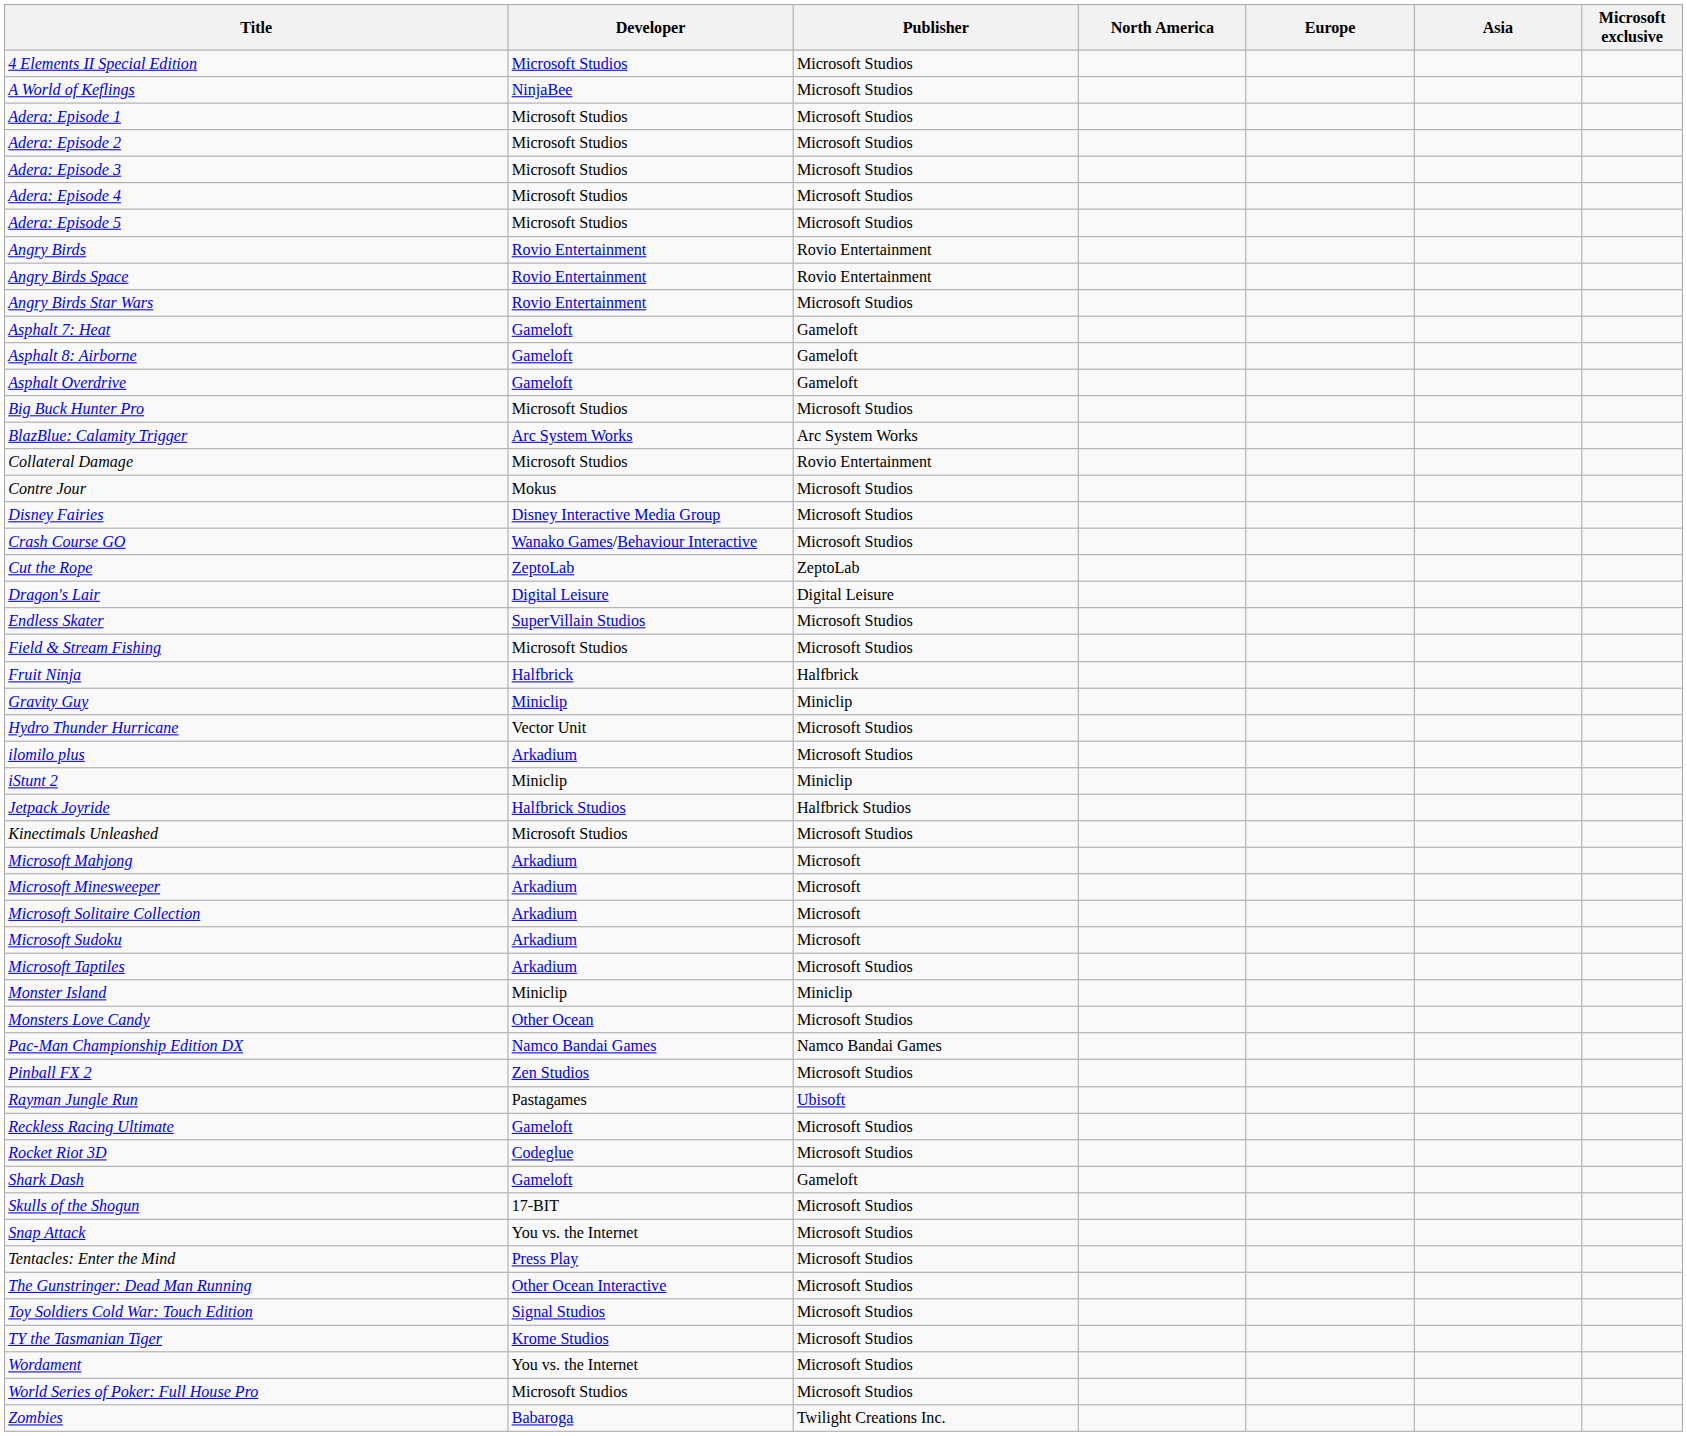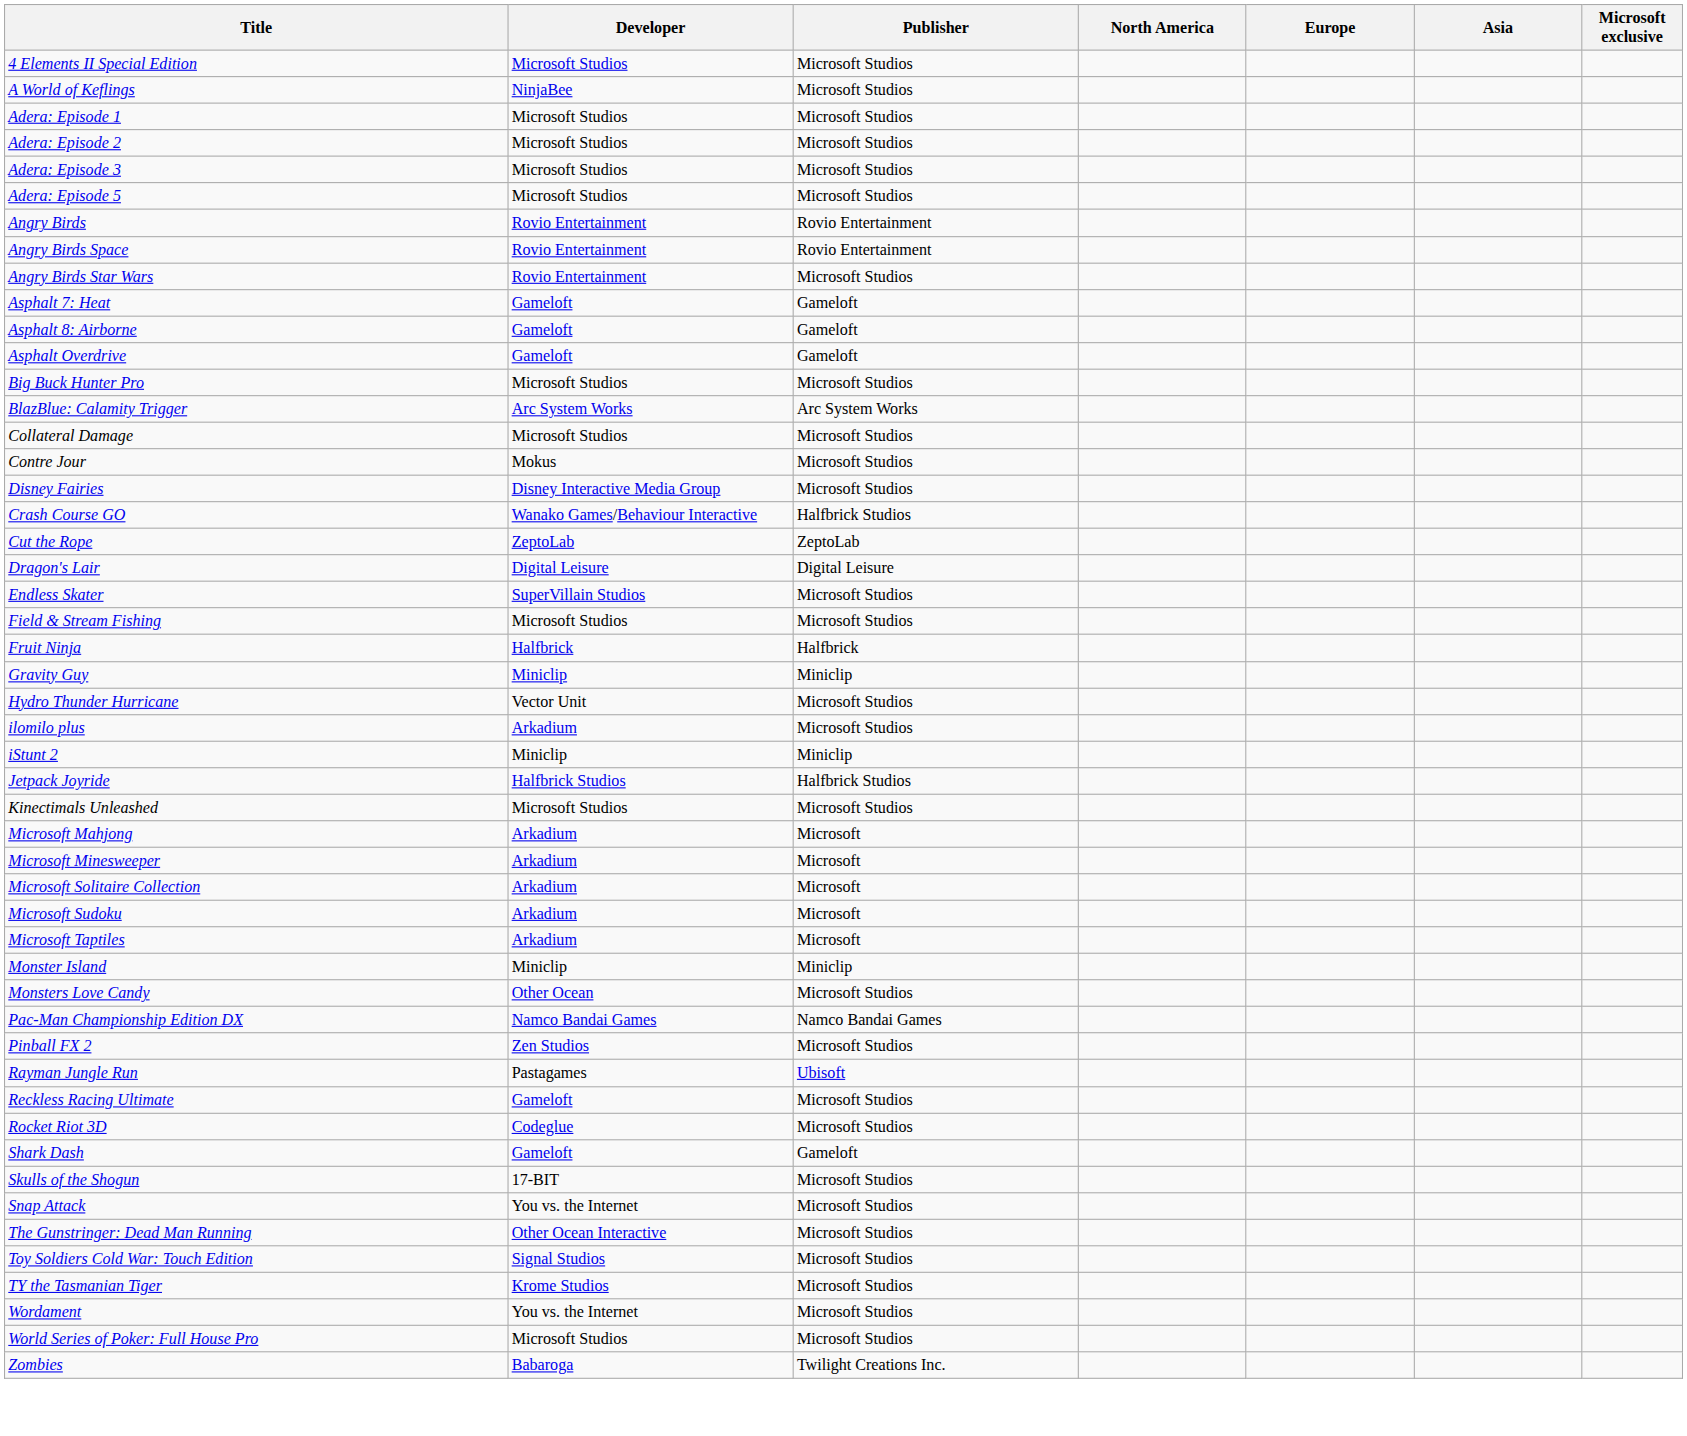- row: (65, 196)
(864, 462) Rovio Entertainment -> (855, 435) Microsoft Studios
(855, 541) Microsoft Studios -> (854, 515) Halfbrick Studios
(855, 966) Microsoft Studios -> (829, 940) Microsoft
- row: (92, 1259)
